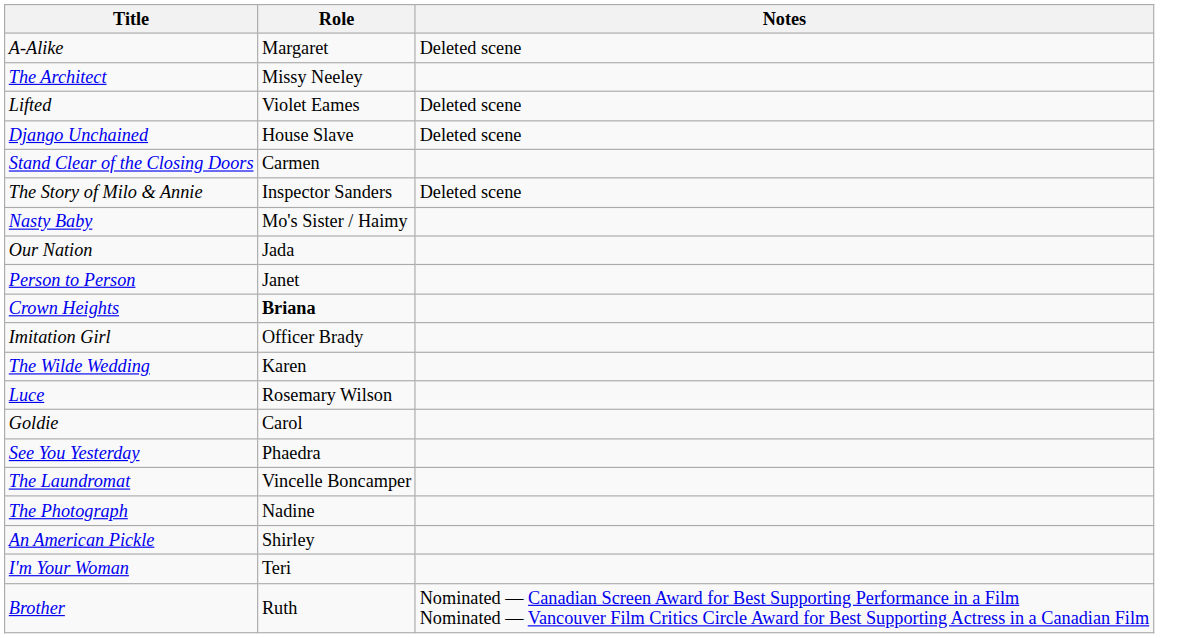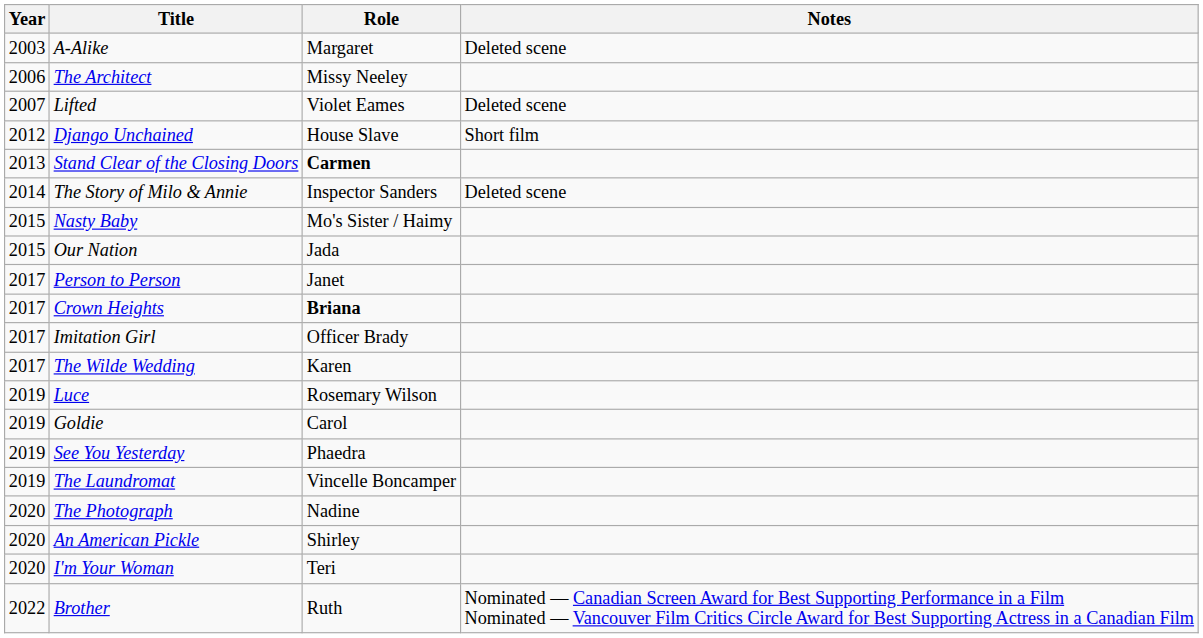+ column: (27, 18)
(471, 134) Deleted scene -> (502, 134) Short film
(291, 163) normal -> (339, 163) bold
